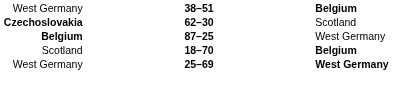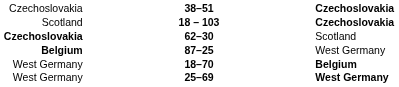(48, 8) West Germany -> (46, 8) Czechoslovakia
(336, 8) Belgium -> (355, 8) Czechoslovakia
+ row: (199, 22)
(62, 50) Scotland -> (48, 64) West Germany
